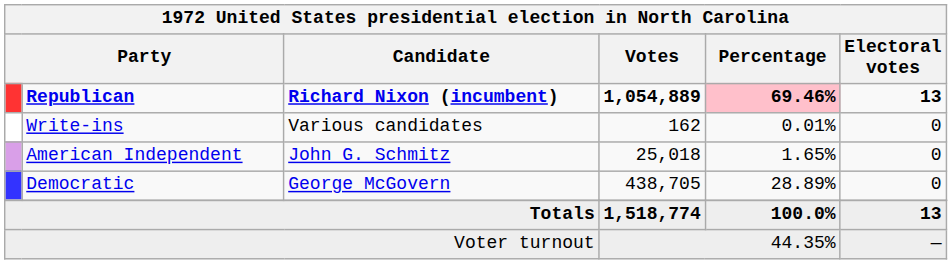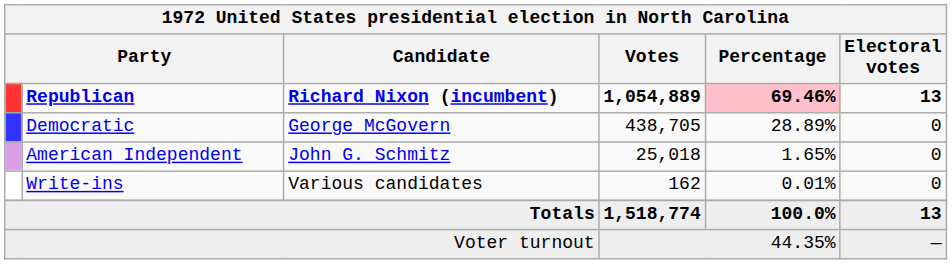rows swapped: (80, 186) <-> (75, 127)
